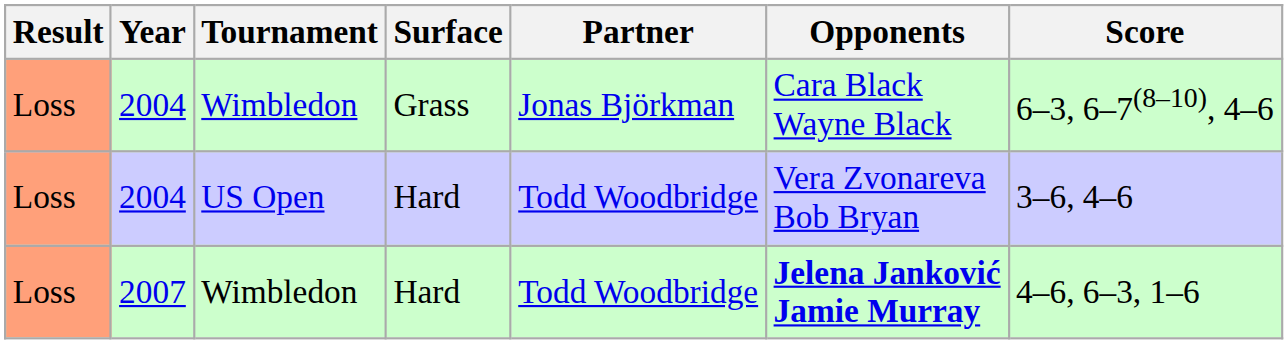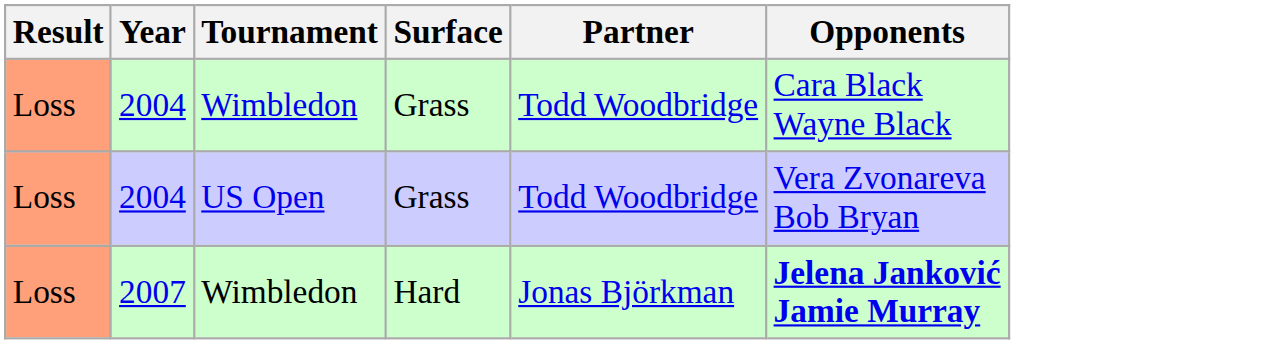- column: (1145, 31)
(626, 104) Jonas Björkman -> (638, 104) Todd Woodbridge
(427, 197) Hard -> (431, 197) Grass
(638, 290) Todd Woodbridge -> (626, 290) Jonas Björkman
